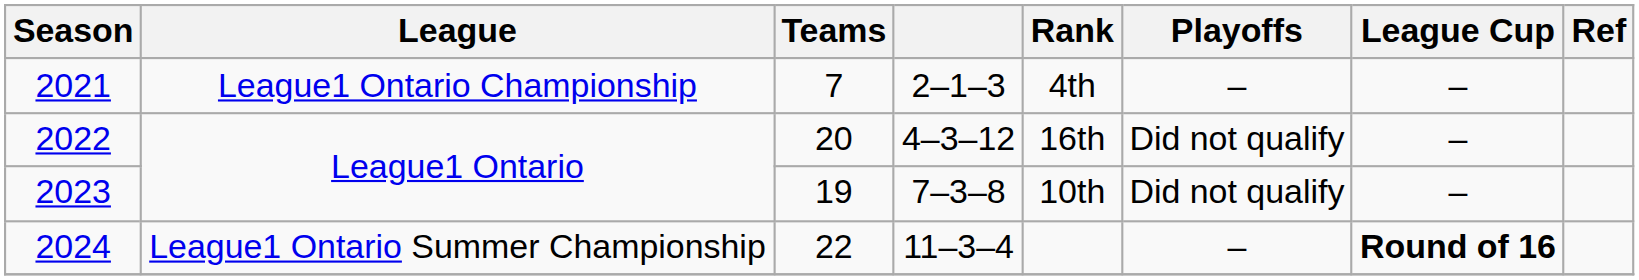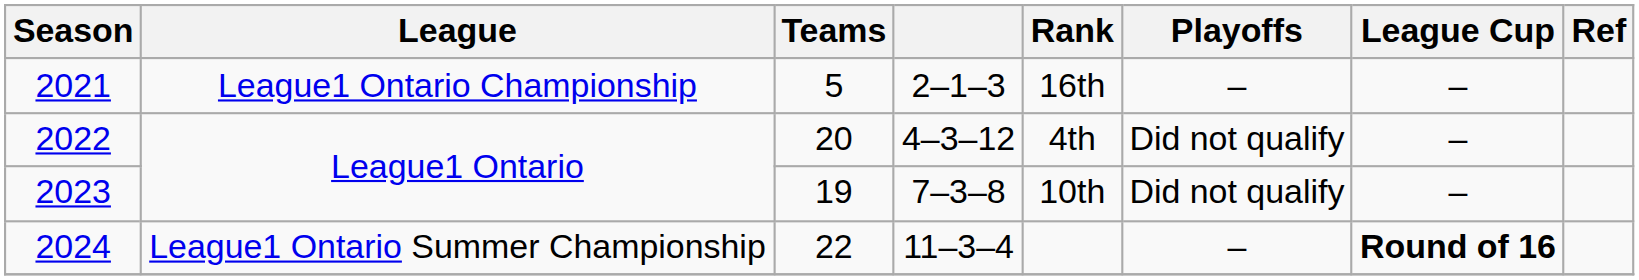(834, 85) 7 -> (834, 85) 5
(1072, 85) 4th -> (1072, 85) 16th
(1072, 138) 16th -> (1072, 138) 4th
